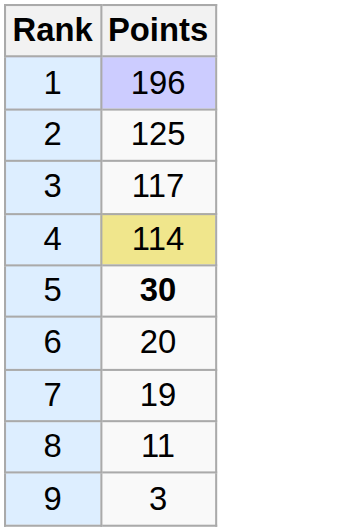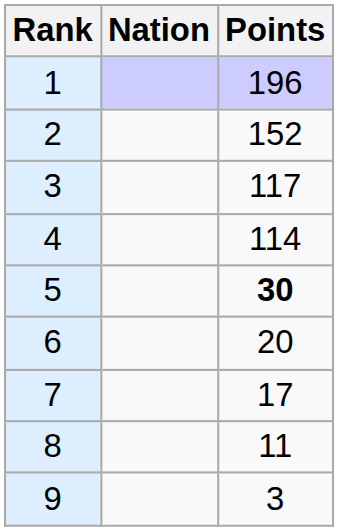+ column: (159, 30)
(158, 134) 125 -> (275, 134) 152
(158, 238) khaki background -> (275, 238) no background
(158, 394) 19 -> (275, 394) 17
